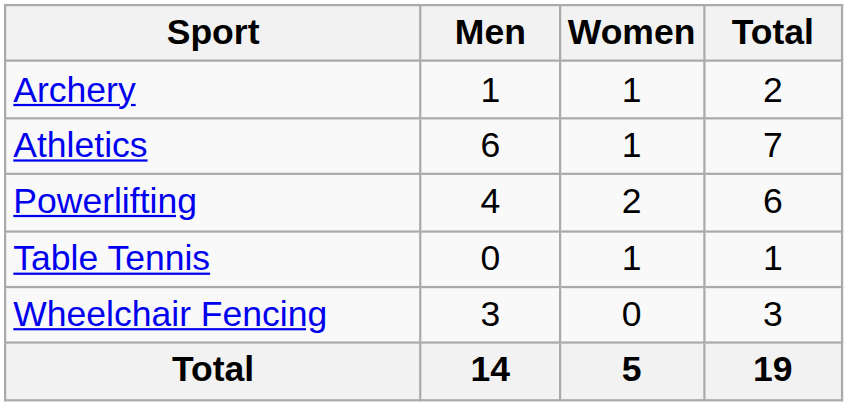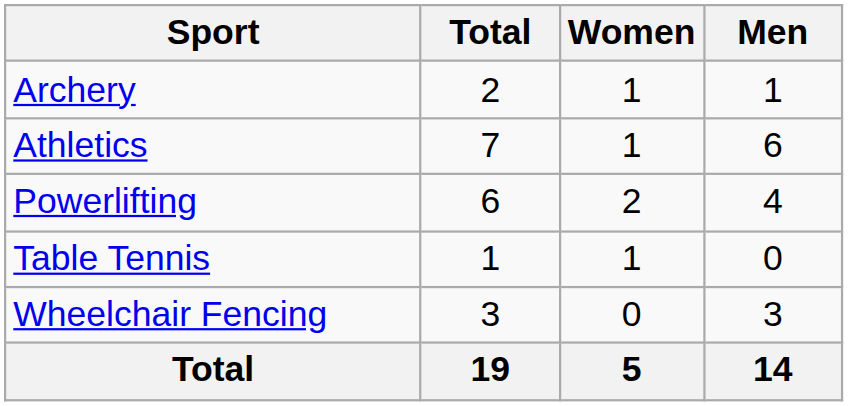columns swapped: (490, 32) <-> (773, 32)
